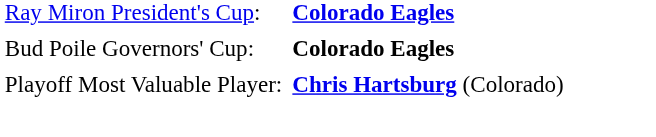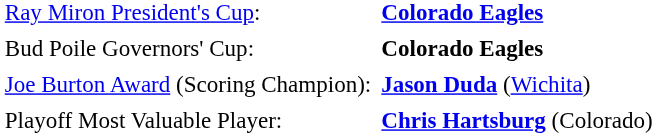+ row: (188, 84)
